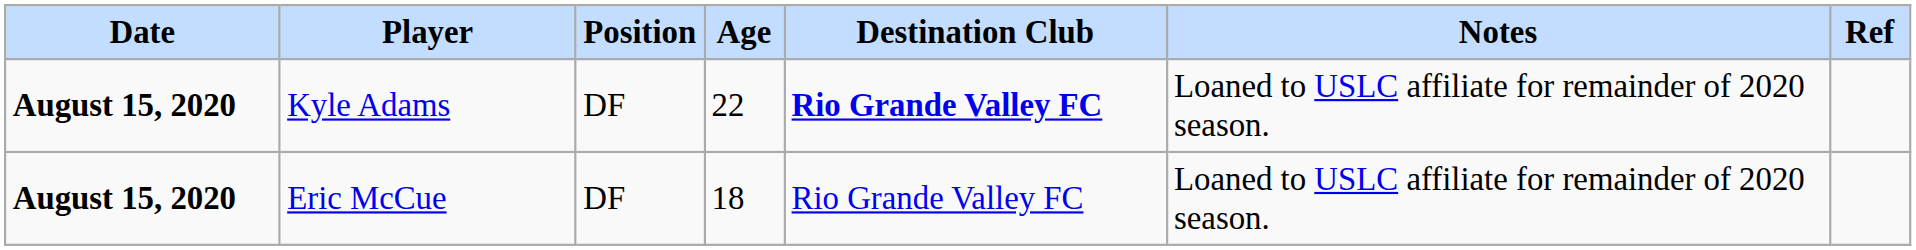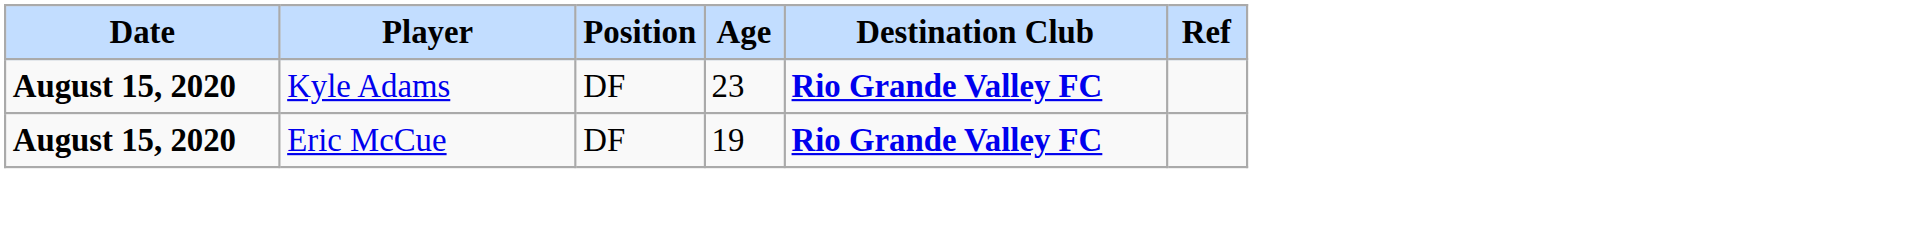- column: (1498, 31)
(728, 105) 22 -> (728, 85) 23
(728, 198) 18 -> (728, 140) 19
(938, 198) normal -> (947, 140) bold
